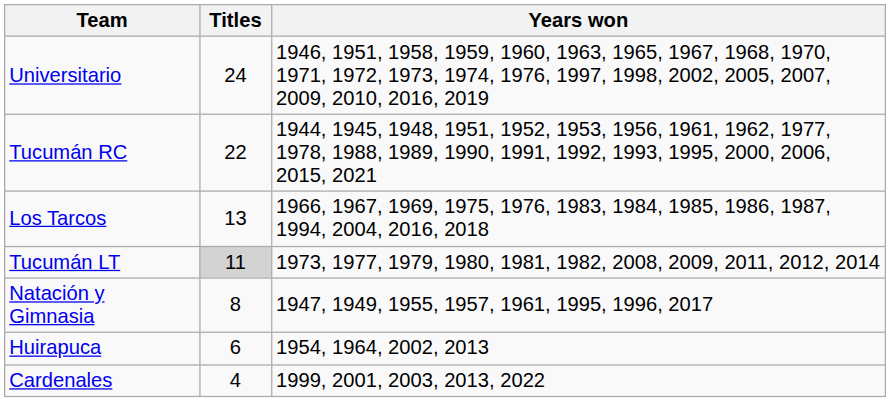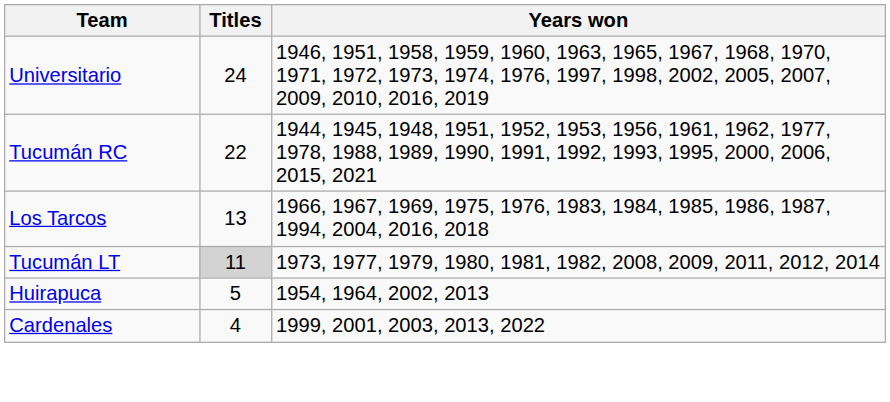- row: (57, 305)
(235, 348) 6 -> (235, 293) 5
